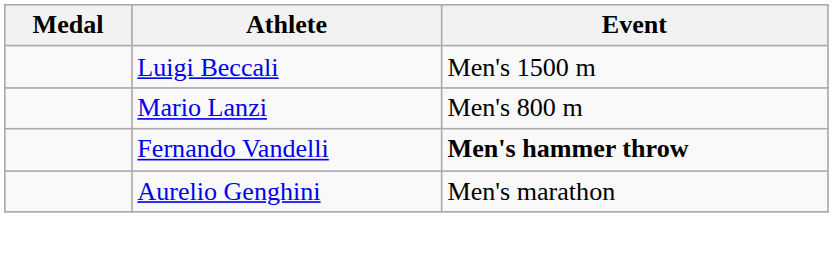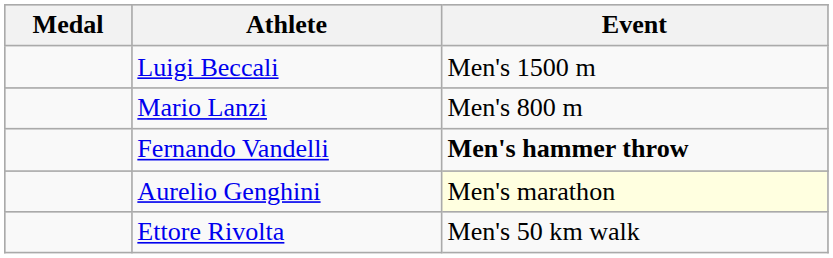(531, 190) no background -> (531, 190) lightyellow background
+ row: (211, 231)
